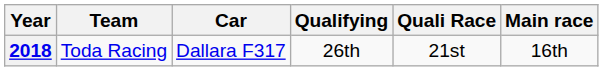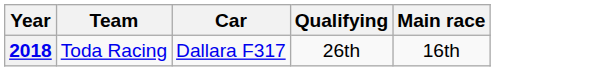- column: (447, 20)
